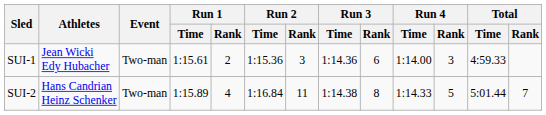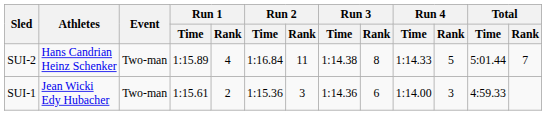rows swapped: (22, 60) <-> (22, 93)
